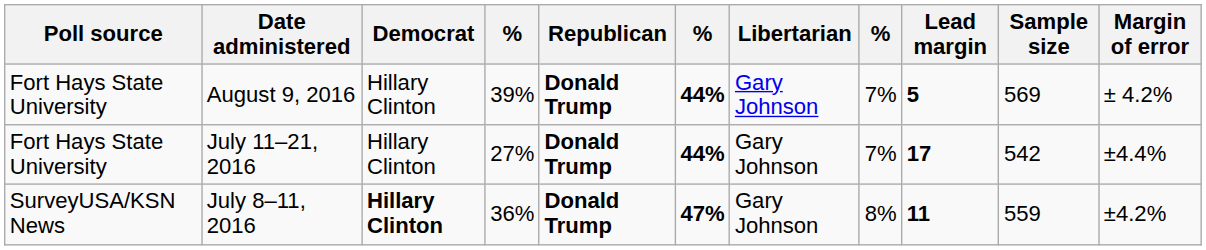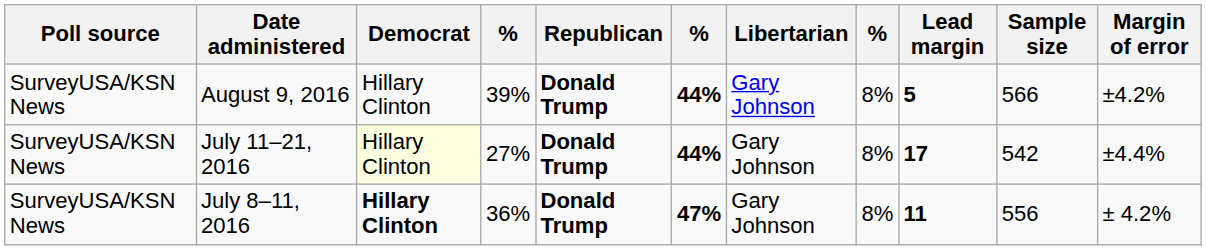(86, 94) Fort Hays State University -> (93, 94) SurveyUSA/KSN News
(881, 94) 7% -> (877, 94) 8%
(1022, 94) 569 -> (1020, 94) 566
(1138, 94) ± 4.2% -> (1134, 94) ±4.2%
(86, 154) Fort Hays State University -> (93, 154) SurveyUSA/KSN News
(401, 154) no background -> (396, 154) lightyellow background
(881, 154) 7% -> (877, 154) 8%
(1022, 214) 559 -> (1020, 214) 556
(1135, 214) ±4.2% -> (1137, 214) ± 4.2%
